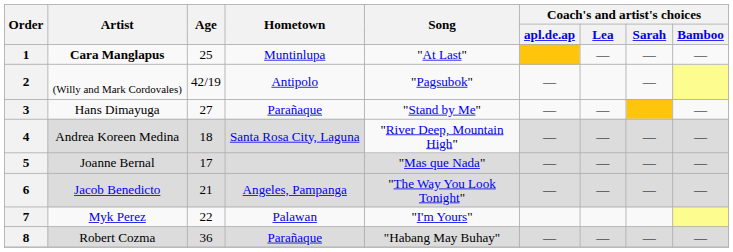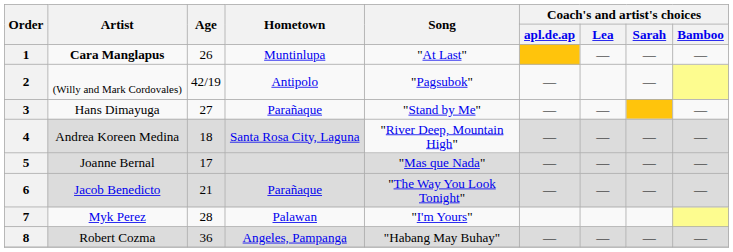(206, 54) 25 -> (206, 54) 26
(295, 190) Angeles, Pampanga -> (295, 190) Parañaque
(206, 217) 22 -> (206, 217) 28
(295, 237) Parañaque -> (295, 237) Angeles, Pampanga
